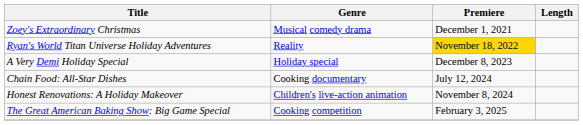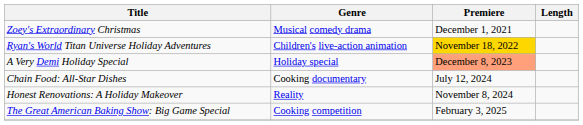(288, 45) Reality -> (340, 45) Children's live-action animation
(474, 62) no background -> (474, 62) lightsalmon background
(340, 95) Children's live-action animation -> (288, 95) Reality
